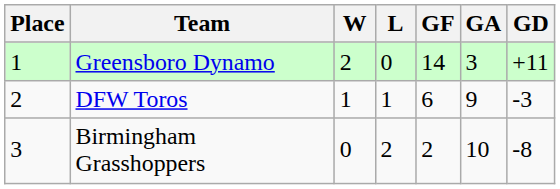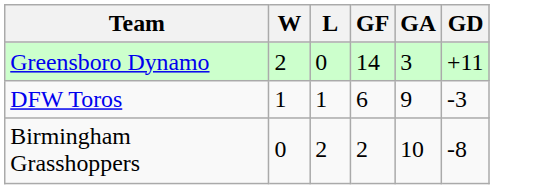- column: (37, 23)
